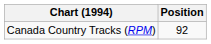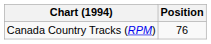(182, 30) 92 -> (182, 30) 76
